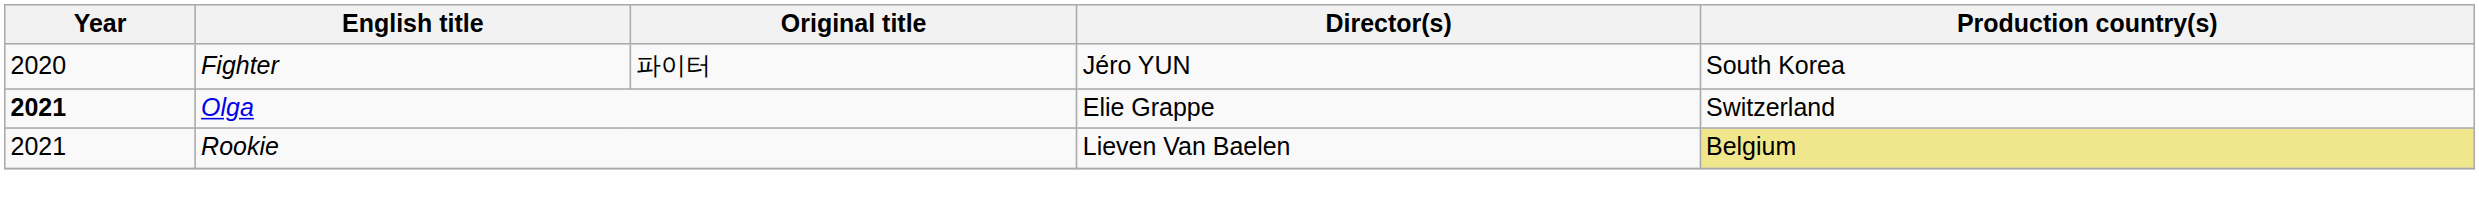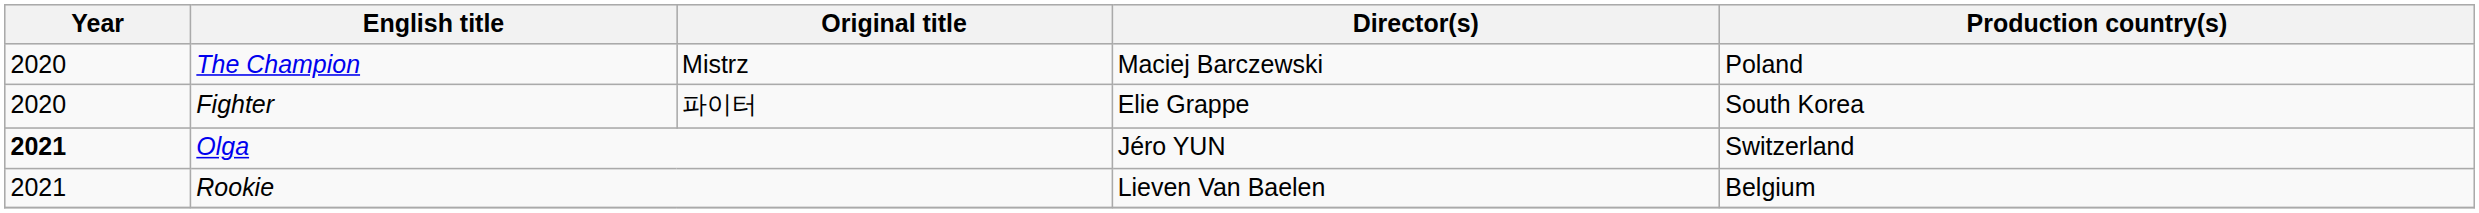+ row: (278, 63)
(1137, 66) Jéro YUN -> (1184, 105) Elie Grappe
(1149, 108) Elie Grappe -> (1172, 147) Jéro YUN
(1751, 147) khaki background -> (1770, 187) no background
